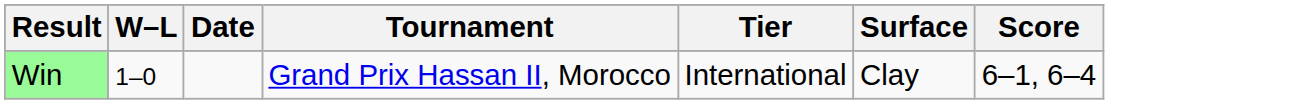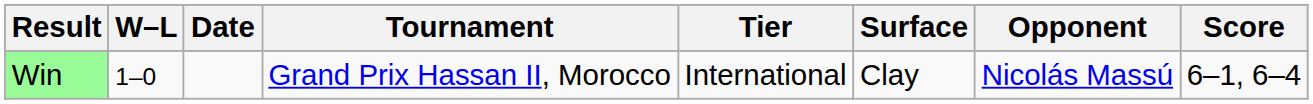+ column: (1077, 27)
